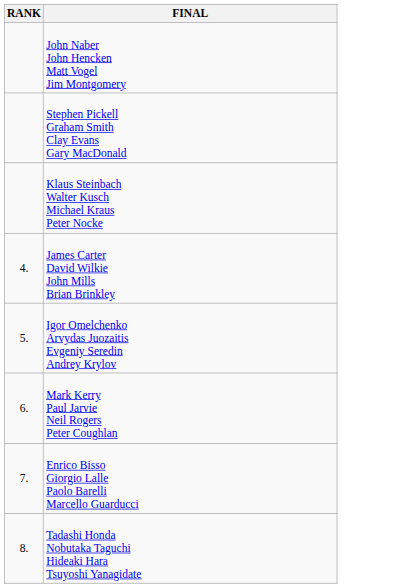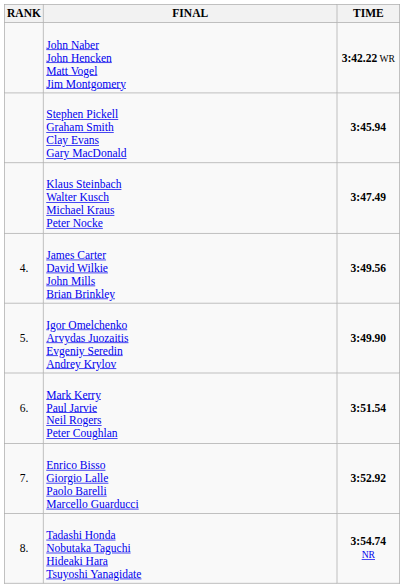+ column: (368, 13)
